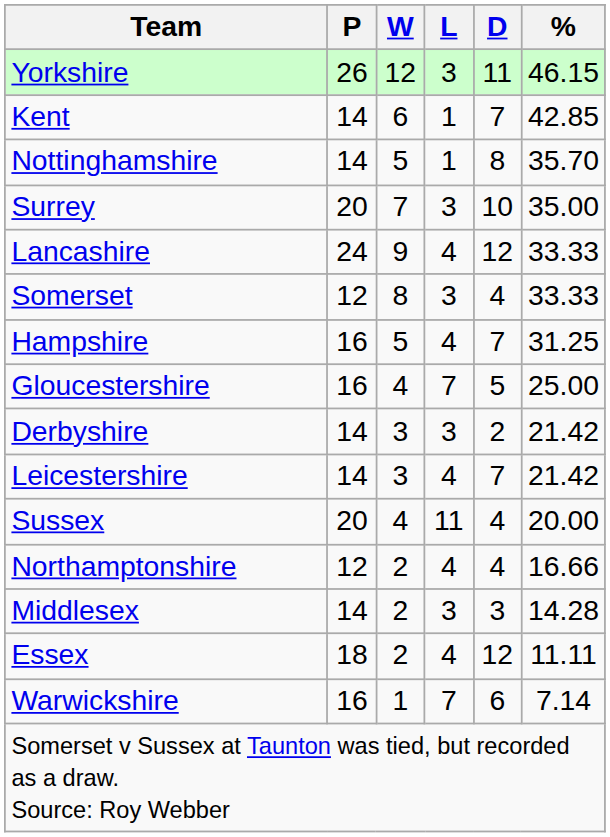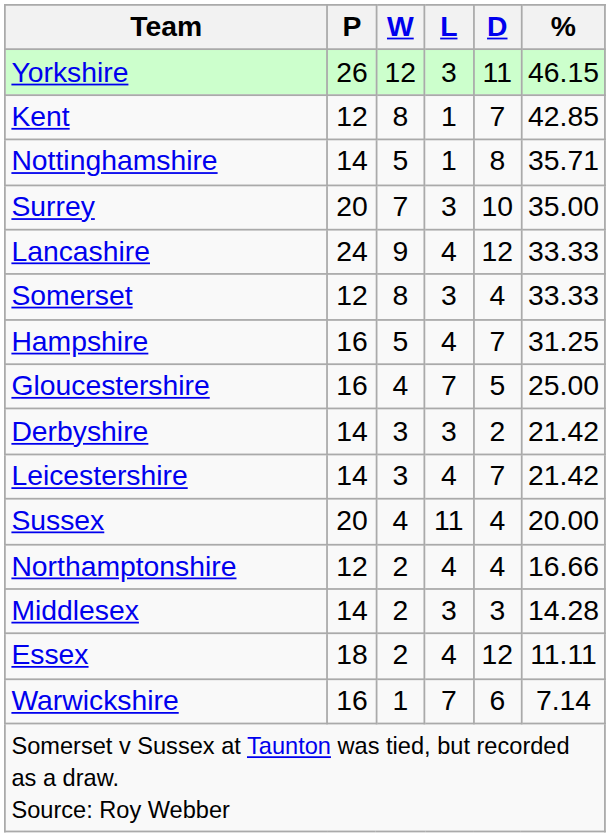(352, 116) 14 -> (352, 116) 12
(400, 116) 6 -> (400, 116) 8
(563, 161) 35.70 -> (563, 161) 35.71
